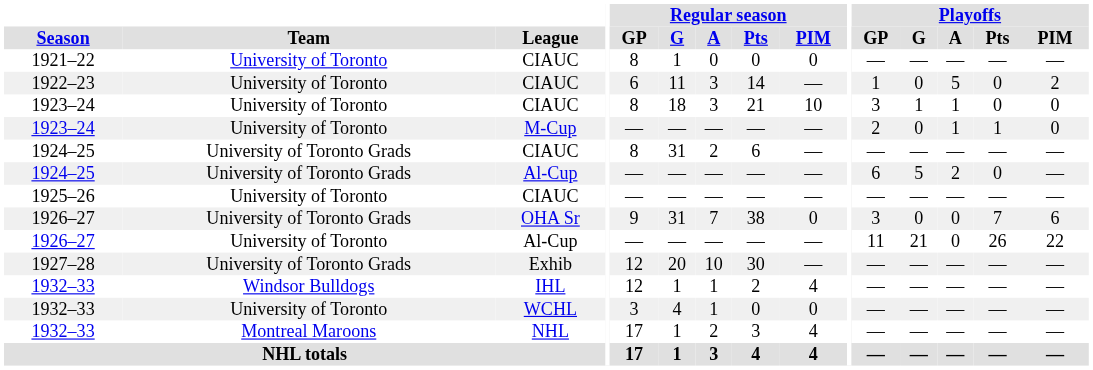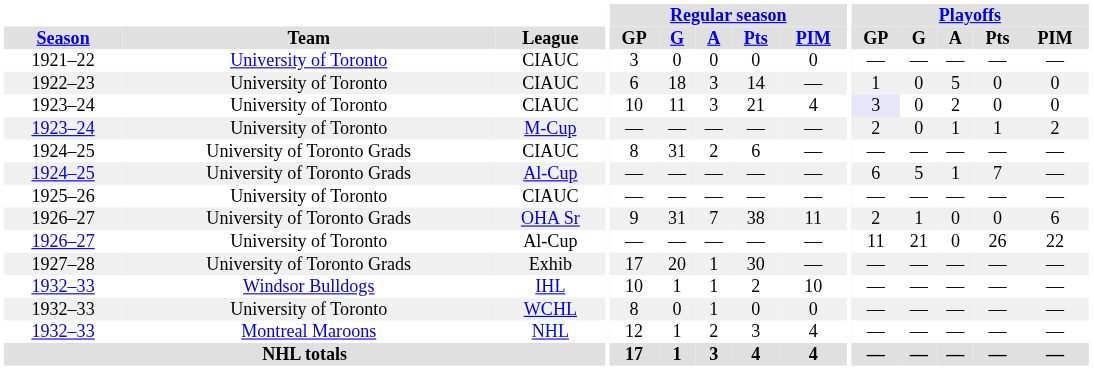(634, 60) 8 -> (634, 60) 3
(677, 60) 1 -> (677, 60) 0
(677, 83) 11 -> (677, 83) 18
(1055, 83) 2 -> (1055, 83) 0
(634, 105) 8 -> (634, 105) 10
(677, 105) 18 -> (677, 105) 11
(813, 105) 10 -> (813, 105) 4
(876, 105) no background -> (876, 105) lavender background
(919, 105) 1 -> (919, 105) 0
(955, 105) 1 -> (955, 105) 2
(1055, 128) 0 -> (1055, 128) 2
(955, 173) 2 -> (955, 173) 1
(997, 173) 0 -> (997, 173) 7
(813, 218) 0 -> (813, 218) 11
(876, 218) 3 -> (876, 218) 2
(919, 218) 0 -> (919, 218) 1
(997, 218) 7 -> (997, 218) 0
(634, 263) 12 -> (634, 263) 17
(714, 263) 10 -> (714, 263) 1
(634, 286) 12 -> (634, 286) 10
(813, 286) 4 -> (813, 286) 10
(634, 309) 3 -> (634, 309) 8
(677, 309) 4 -> (677, 309) 0
(634, 331) 17 -> (634, 331) 12
